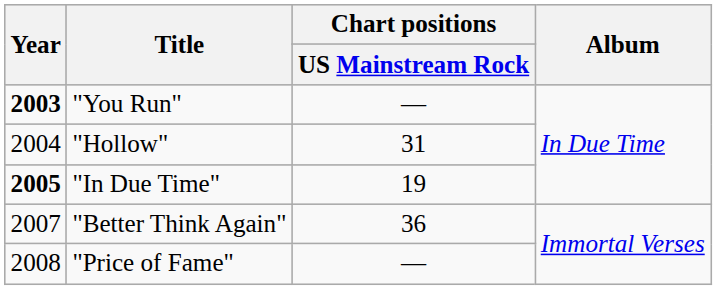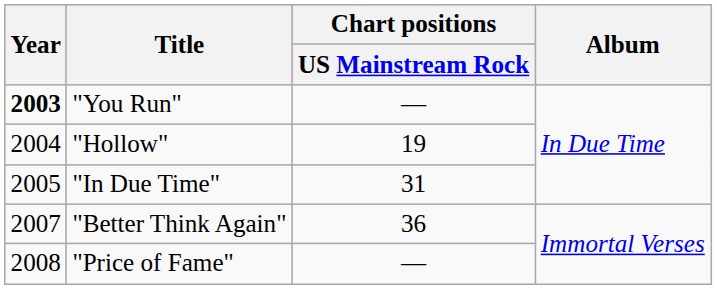(414, 143) 31 -> (414, 143) 19
(36, 183) bold -> (36, 183) normal
(414, 183) 19 -> (414, 183) 31
